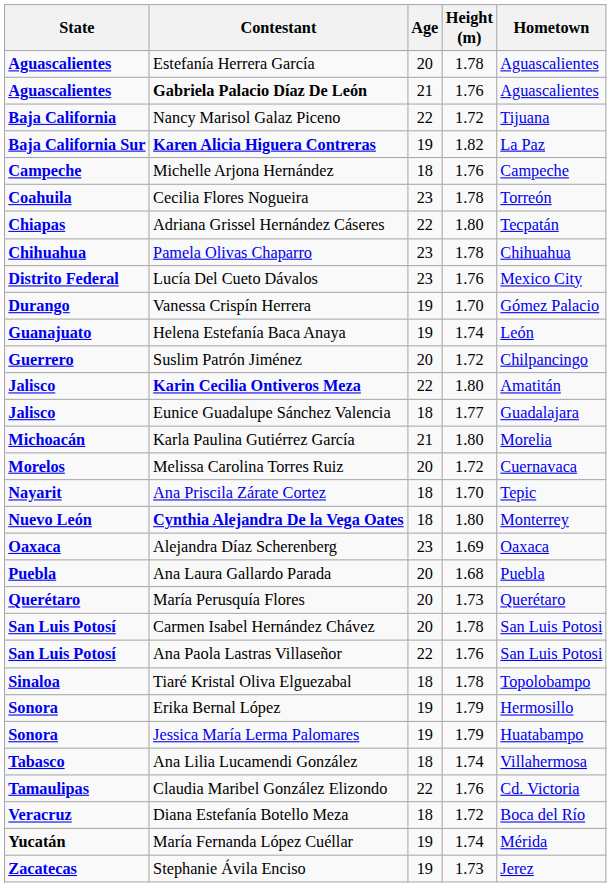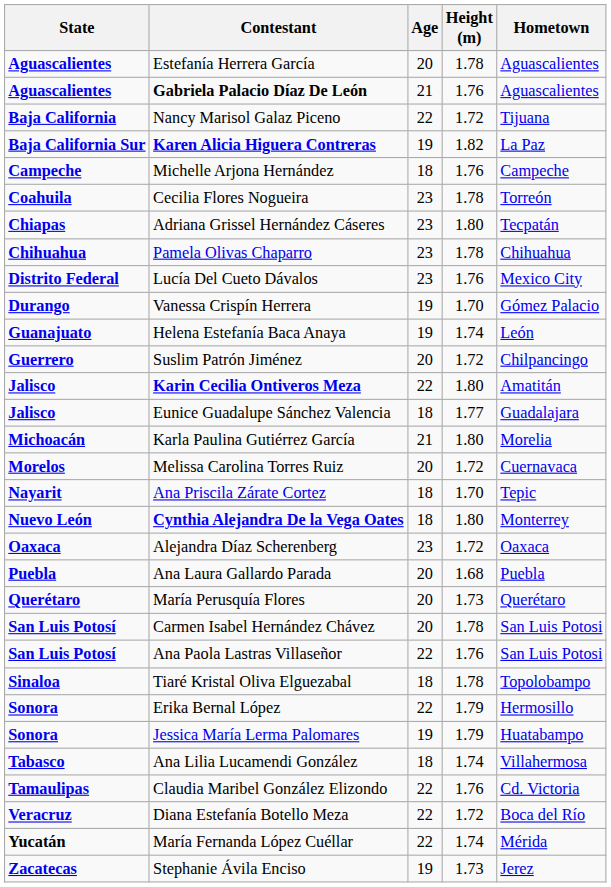(425, 225) 22 -> (425, 225) 23
(469, 546) 1.69 -> (469, 546) 1.72
(425, 707) 19 -> (425, 707) 22
(425, 815) 18 -> (425, 815) 22
(425, 841) 19 -> (425, 841) 22
